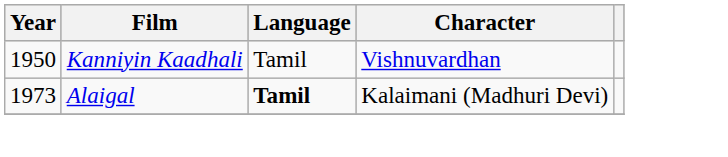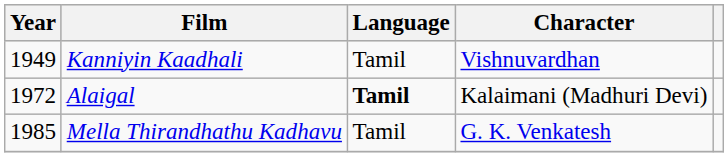(33, 59) 1950 -> (33, 59) 1949
(33, 95) 1973 -> (33, 95) 1972
+ row: (204, 132)
